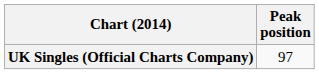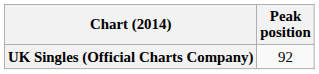(285, 56) 97 -> (285, 56) 92
